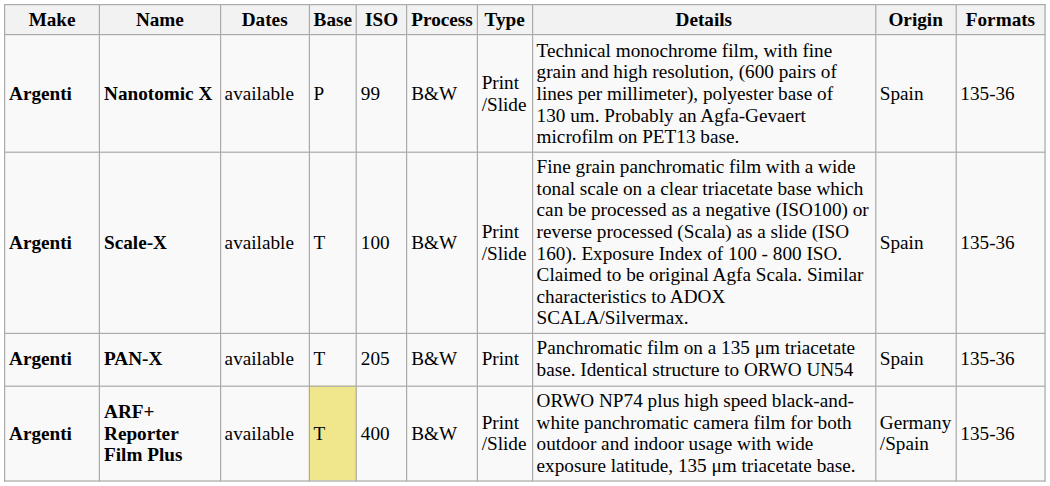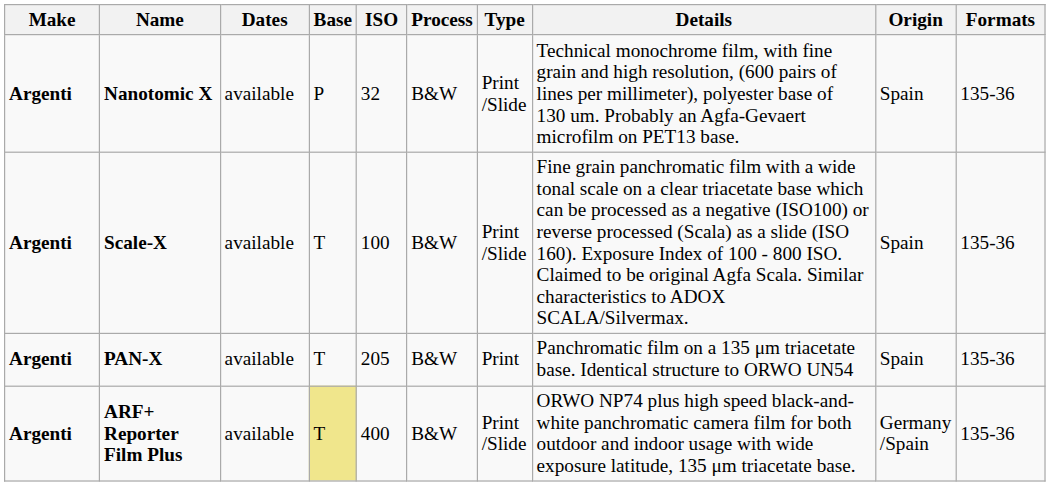(370, 93) 99 -> (370, 93) 32
